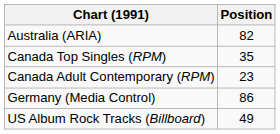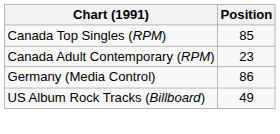- row: (54, 35)
(246, 56) 35 -> (246, 35) 85
